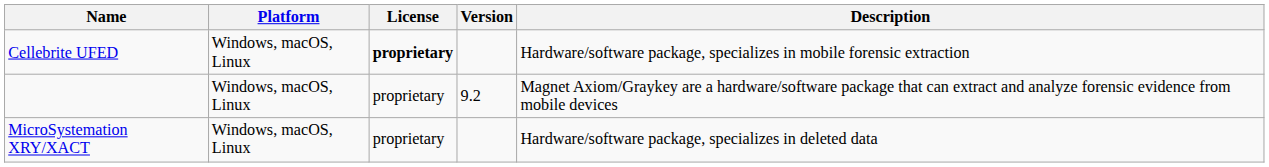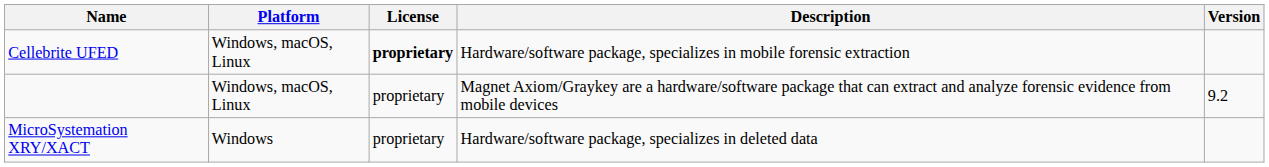columns swapped: (487, 17) <-> (890, 17)
(272, 139) Windows, macOS, Linux -> (243, 139) Windows
